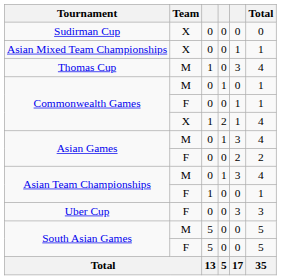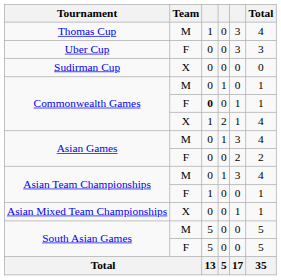rows swapped: (87, 67) <-> (87, 31)
rows swapped: (87, 211) <-> (87, 49)
(210, 103) normal -> (210, 103) bold
